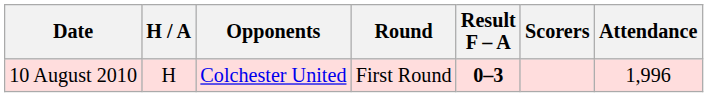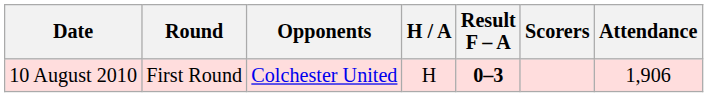columns swapped: (404, 31) <-> (169, 31)
(648, 75) 1,996 -> (648, 75) 1,906
